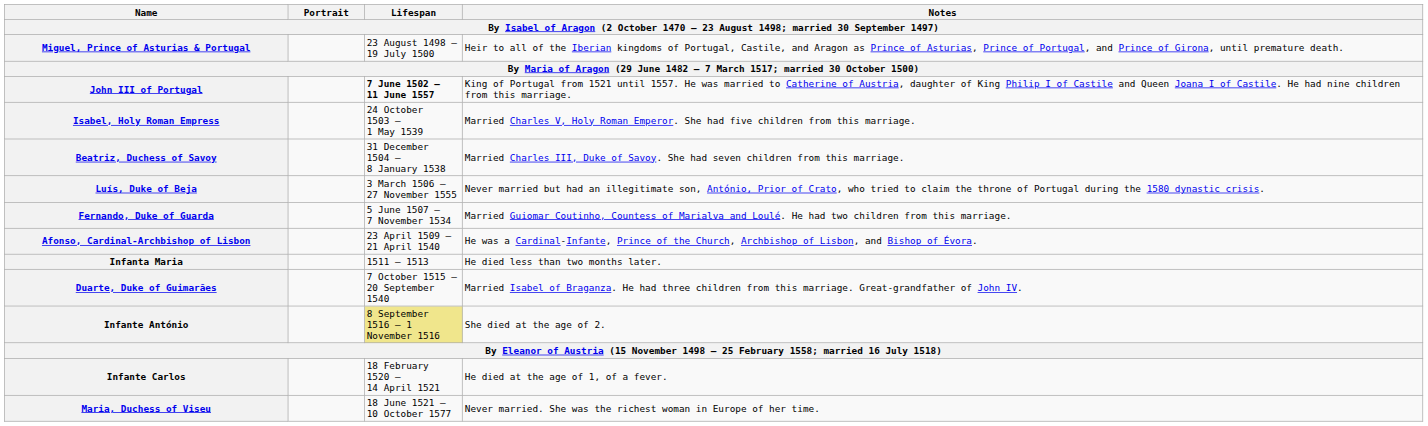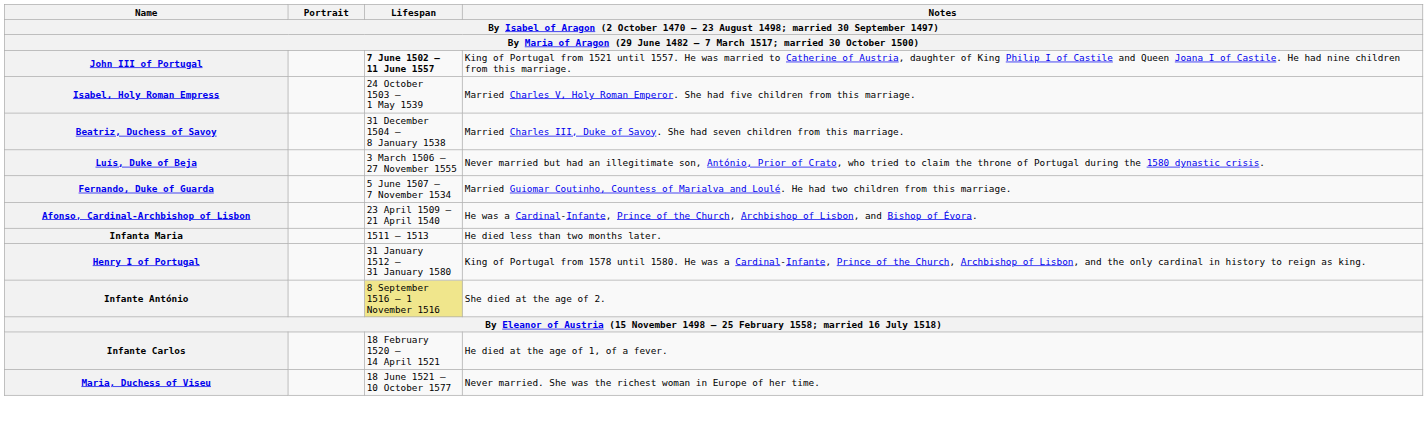- row: (146, 48)
+ row: (146, 262)
- row: (146, 288)
